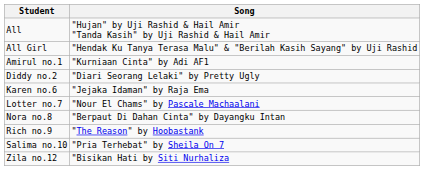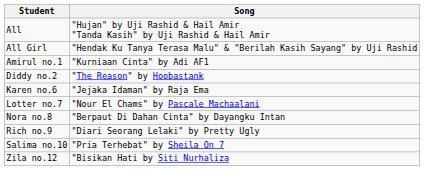(166, 76) "Diari Seorang Lelaki" by Pretty Ugly -> (138, 76) "The Reason" by Hoobastank
(138, 131) "The Reason" by Hoobastank -> (166, 131) "Diari Seorang Lelaki" by Pretty Ugly
